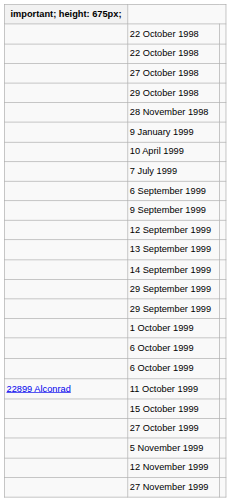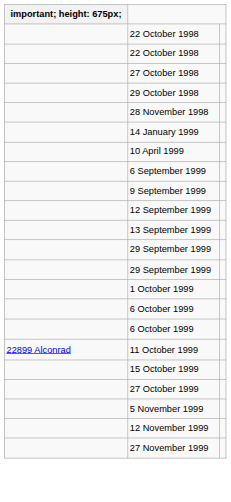- row: (66, 132)
+ row: (66, 132)
- row: (66, 171)
- row: (66, 269)
